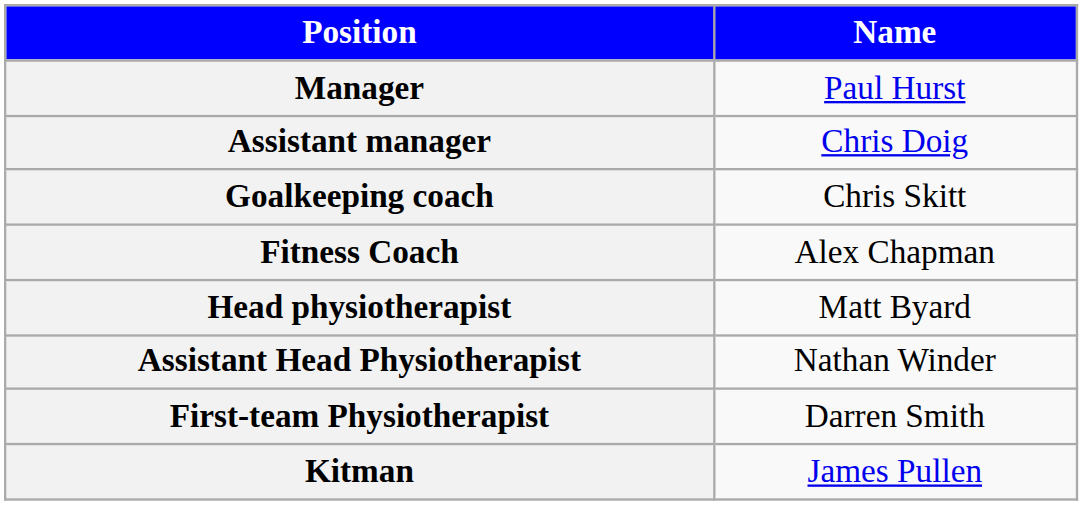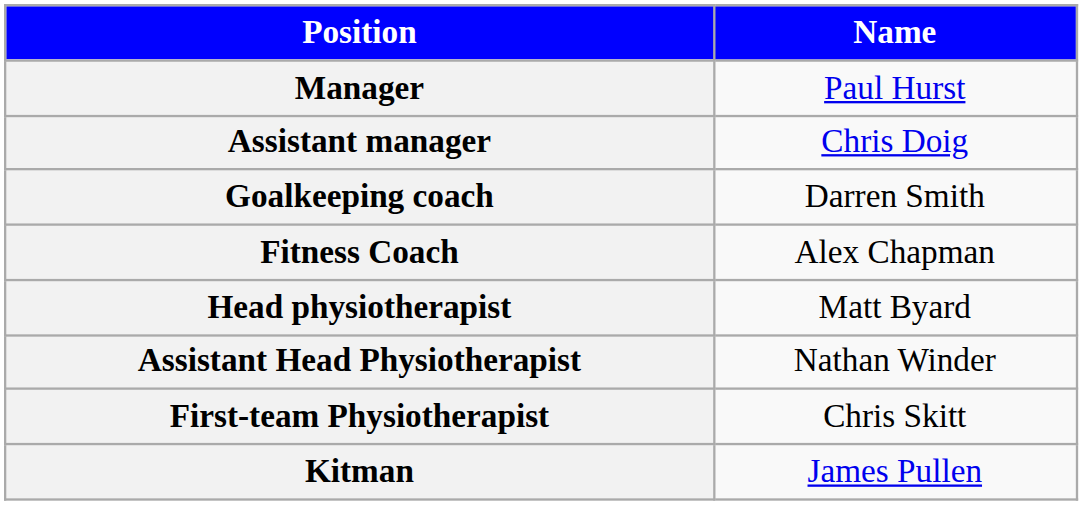(895, 196) Chris Skitt -> (895, 196) Darren Smith
(895, 416) Darren Smith -> (895, 416) Chris Skitt
